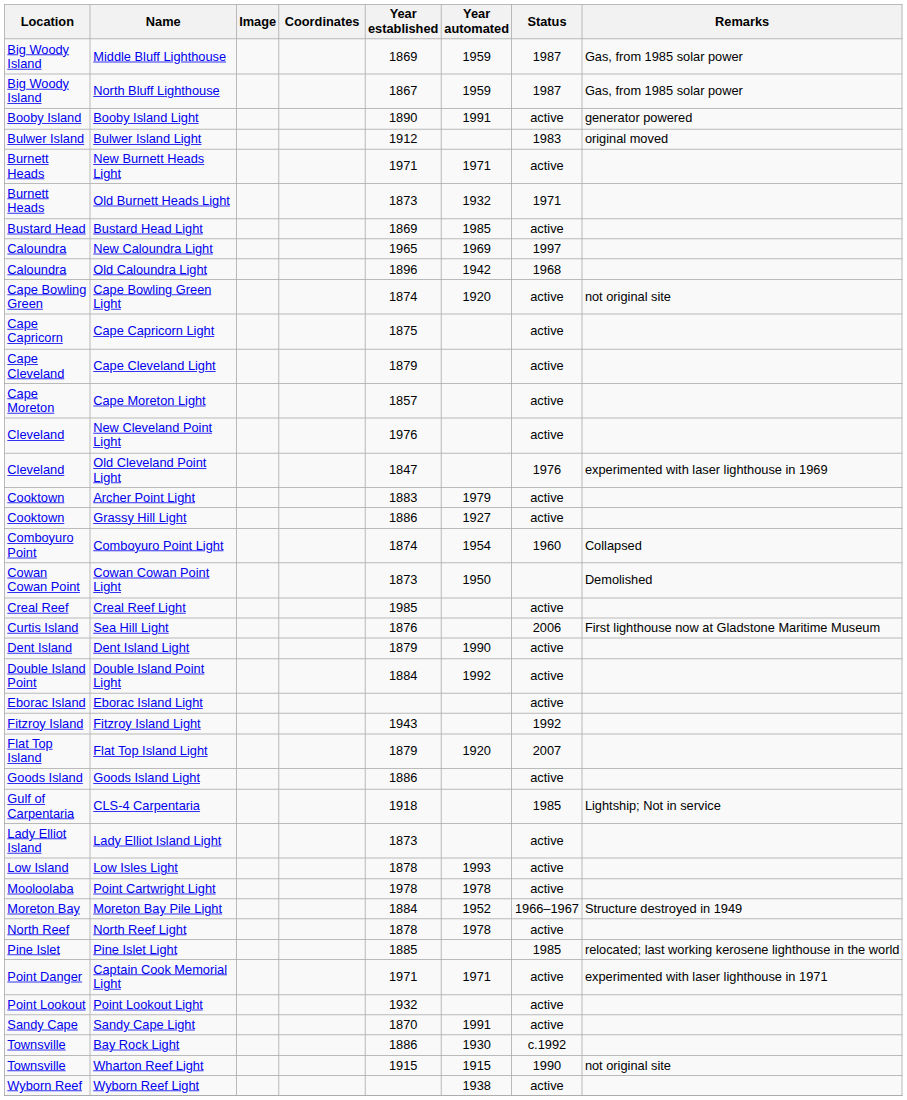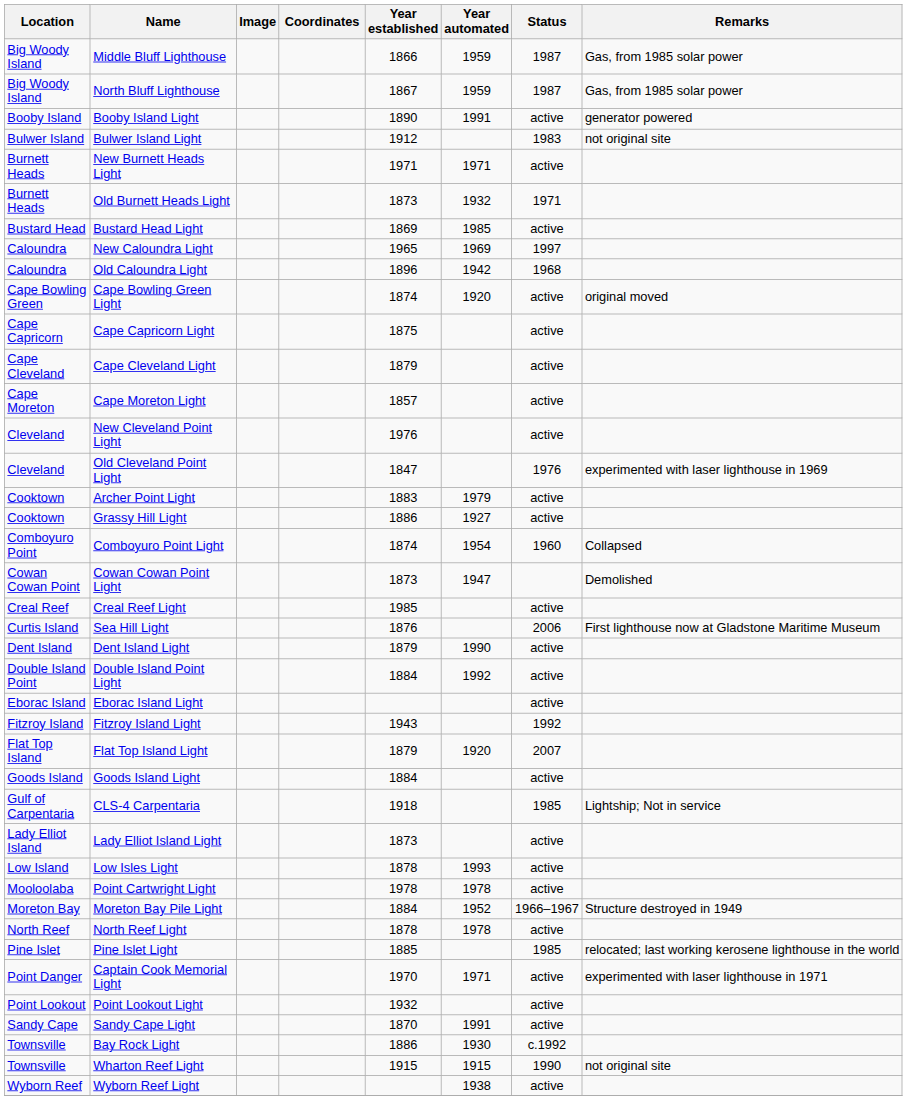(403, 56) 1869 -> (403, 56) 1866
(626, 139) original moved -> (628, 139) not original site
(628, 296) not original site -> (626, 296) original moved
(477, 580) 1950 -> (477, 580) 1947
(403, 778) 1886 -> (403, 778) 1884
(403, 977) 1971 -> (403, 977) 1970
